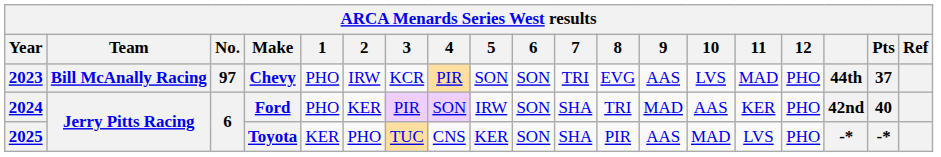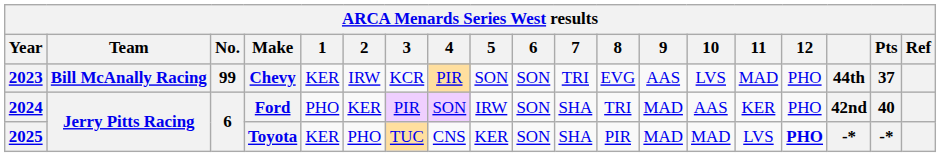(227, 77) 97 -> (227, 77) 99
(322, 77) PHO -> (322, 77) KER
(663, 136) AAS -> (663, 136) MAD
(803, 136) normal -> (805, 136) bold
